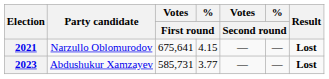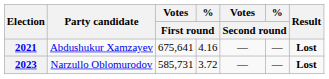(101, 47) Narzullo Oblomurodov -> (101, 47) Abdushukur Xamzayev
(208, 47) 4.15 -> (208, 47) 4.16
(101, 64) Abdushukur Xamzayev -> (101, 64) Narzullo Oblomurodov
(208, 64) 3.77 -> (208, 64) 3.72
